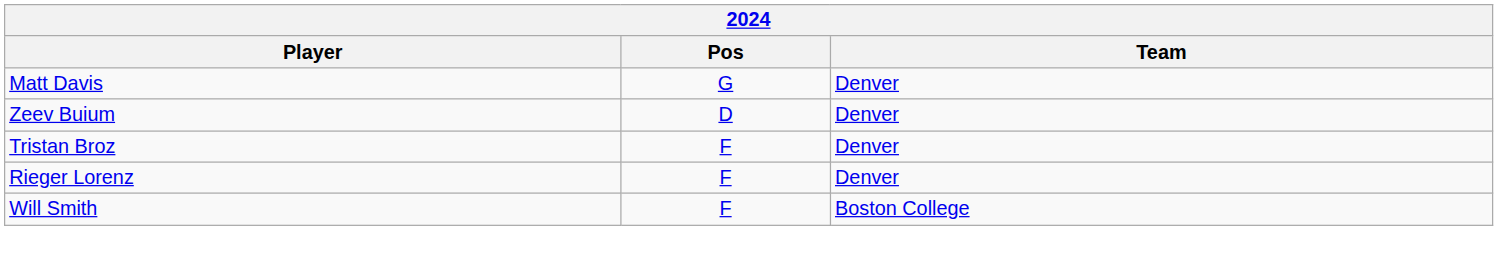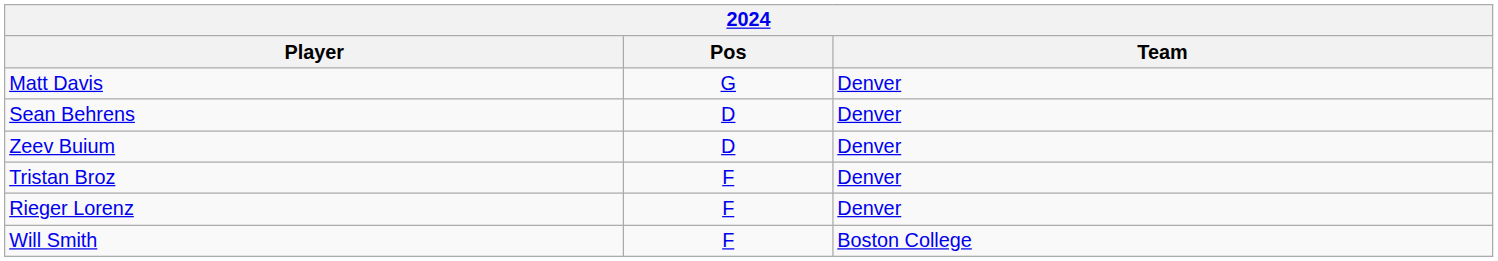+ row: (72, 114)
